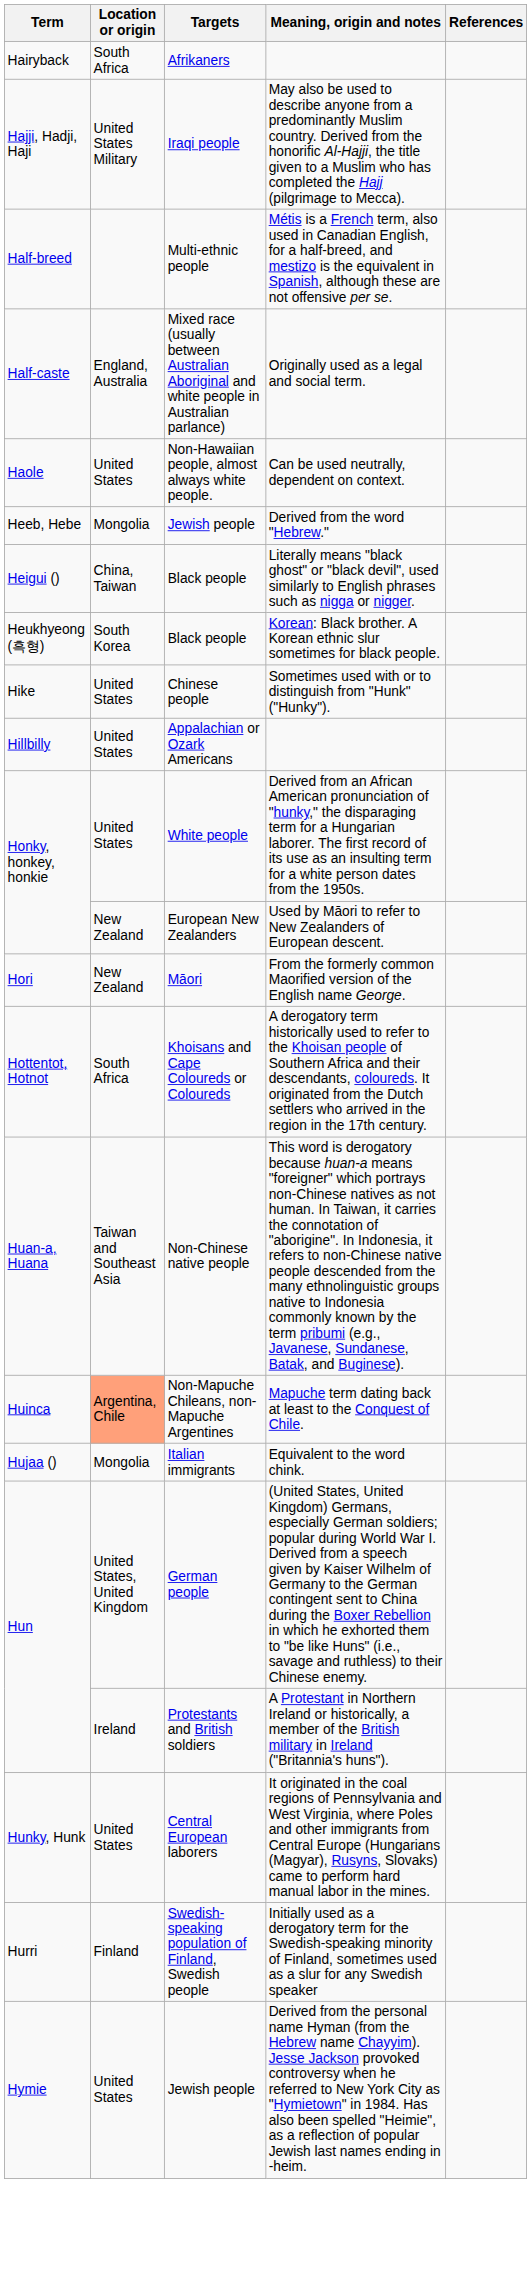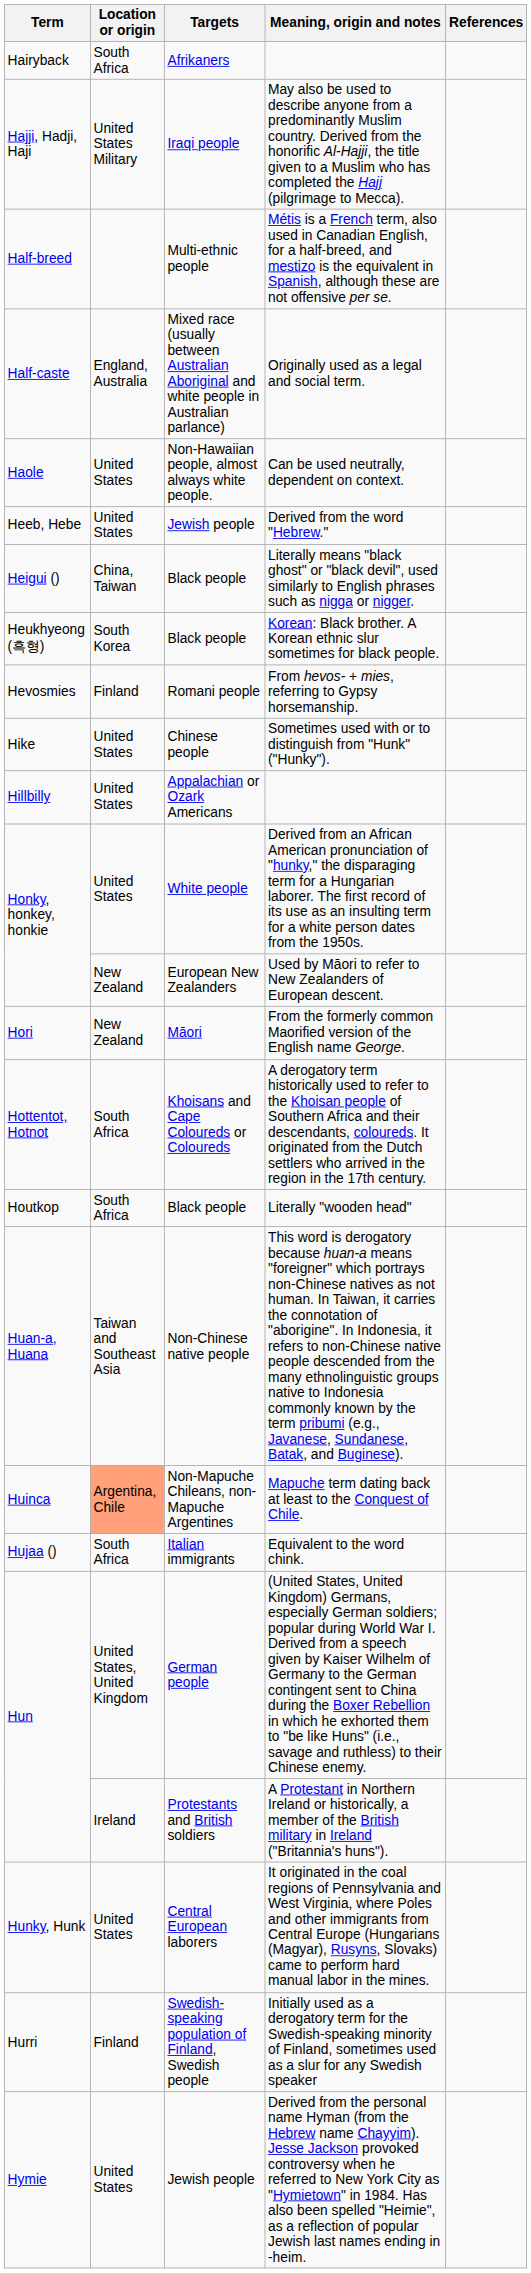(122, 525) Mongolia -> (113, 525) United States
+ row: (42, 691)
+ row: (33, 1208)
(122, 1462) Mongolia -> (112, 1552) South Africa
